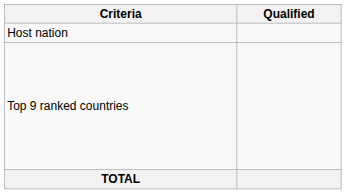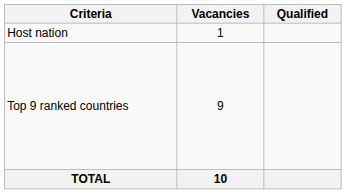+ column: (220, 14)
